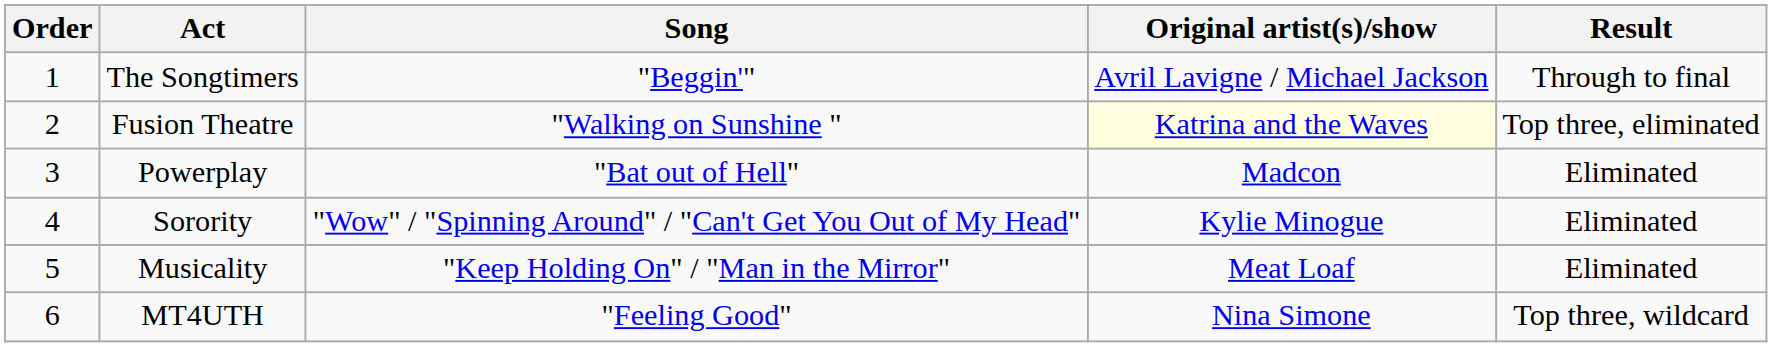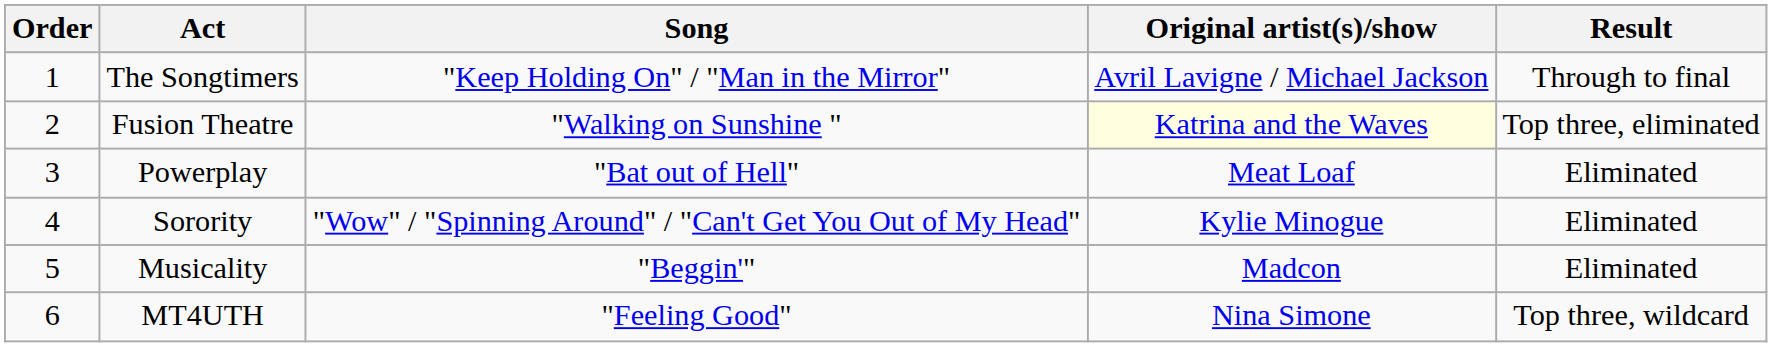(697, 76) "Beggin'" -> (697, 76) "Keep Holding On" / "Man in the Mirror"
(1291, 172) Madcon -> (1291, 172) Meat Loaf
(697, 268) "Keep Holding On" / "Man in the Mirror" -> (697, 268) "Beggin'"
(1291, 268) Meat Loaf -> (1291, 268) Madcon
